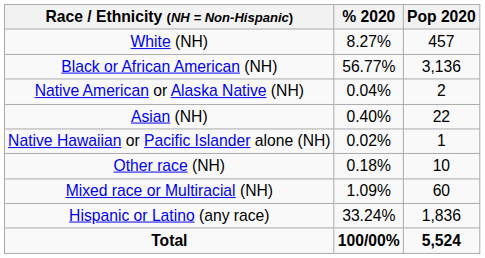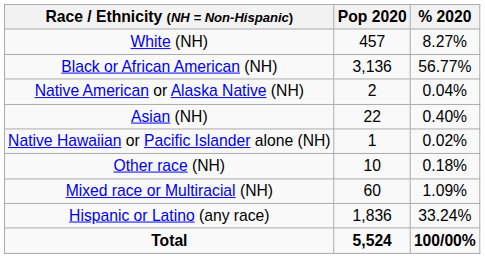columns swapped: (441, 16) <-> (369, 16)
